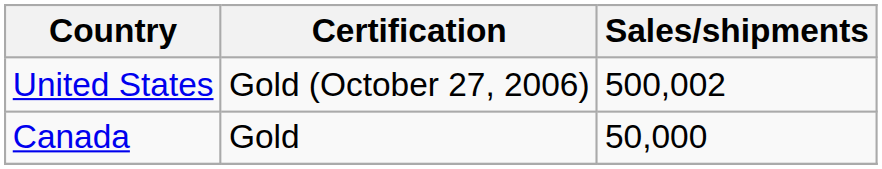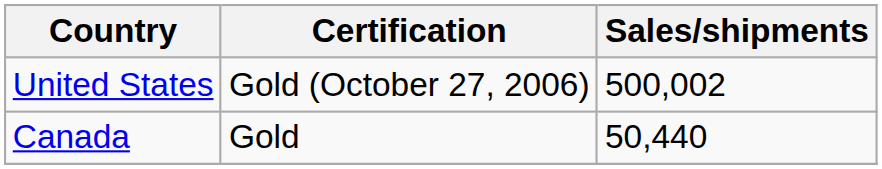(656, 137) 50,000 -> (656, 137) 50,440
